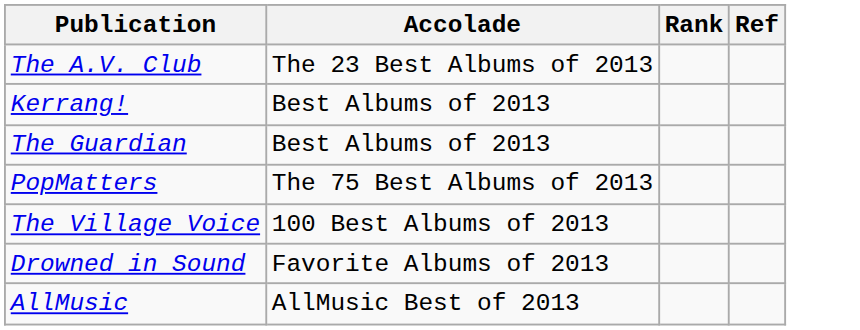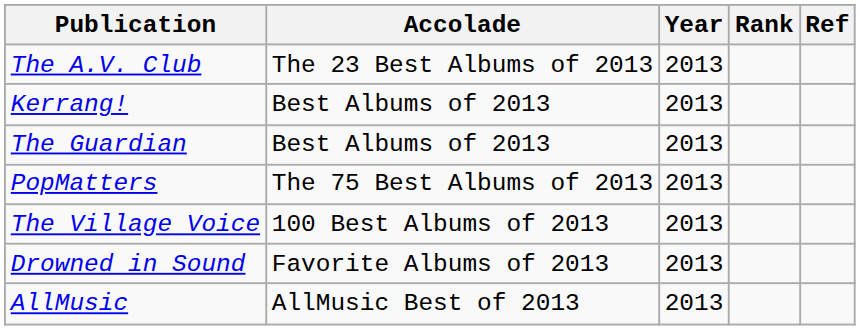+ column: (694, 25)
